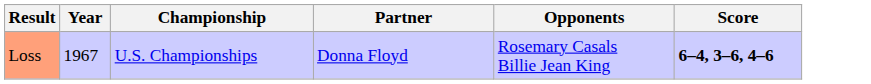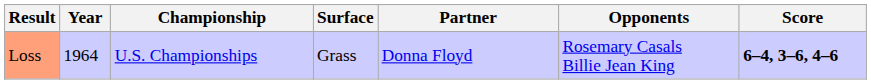+ column: (345, 18)
(81, 55) 1967 -> (81, 55) 1964
